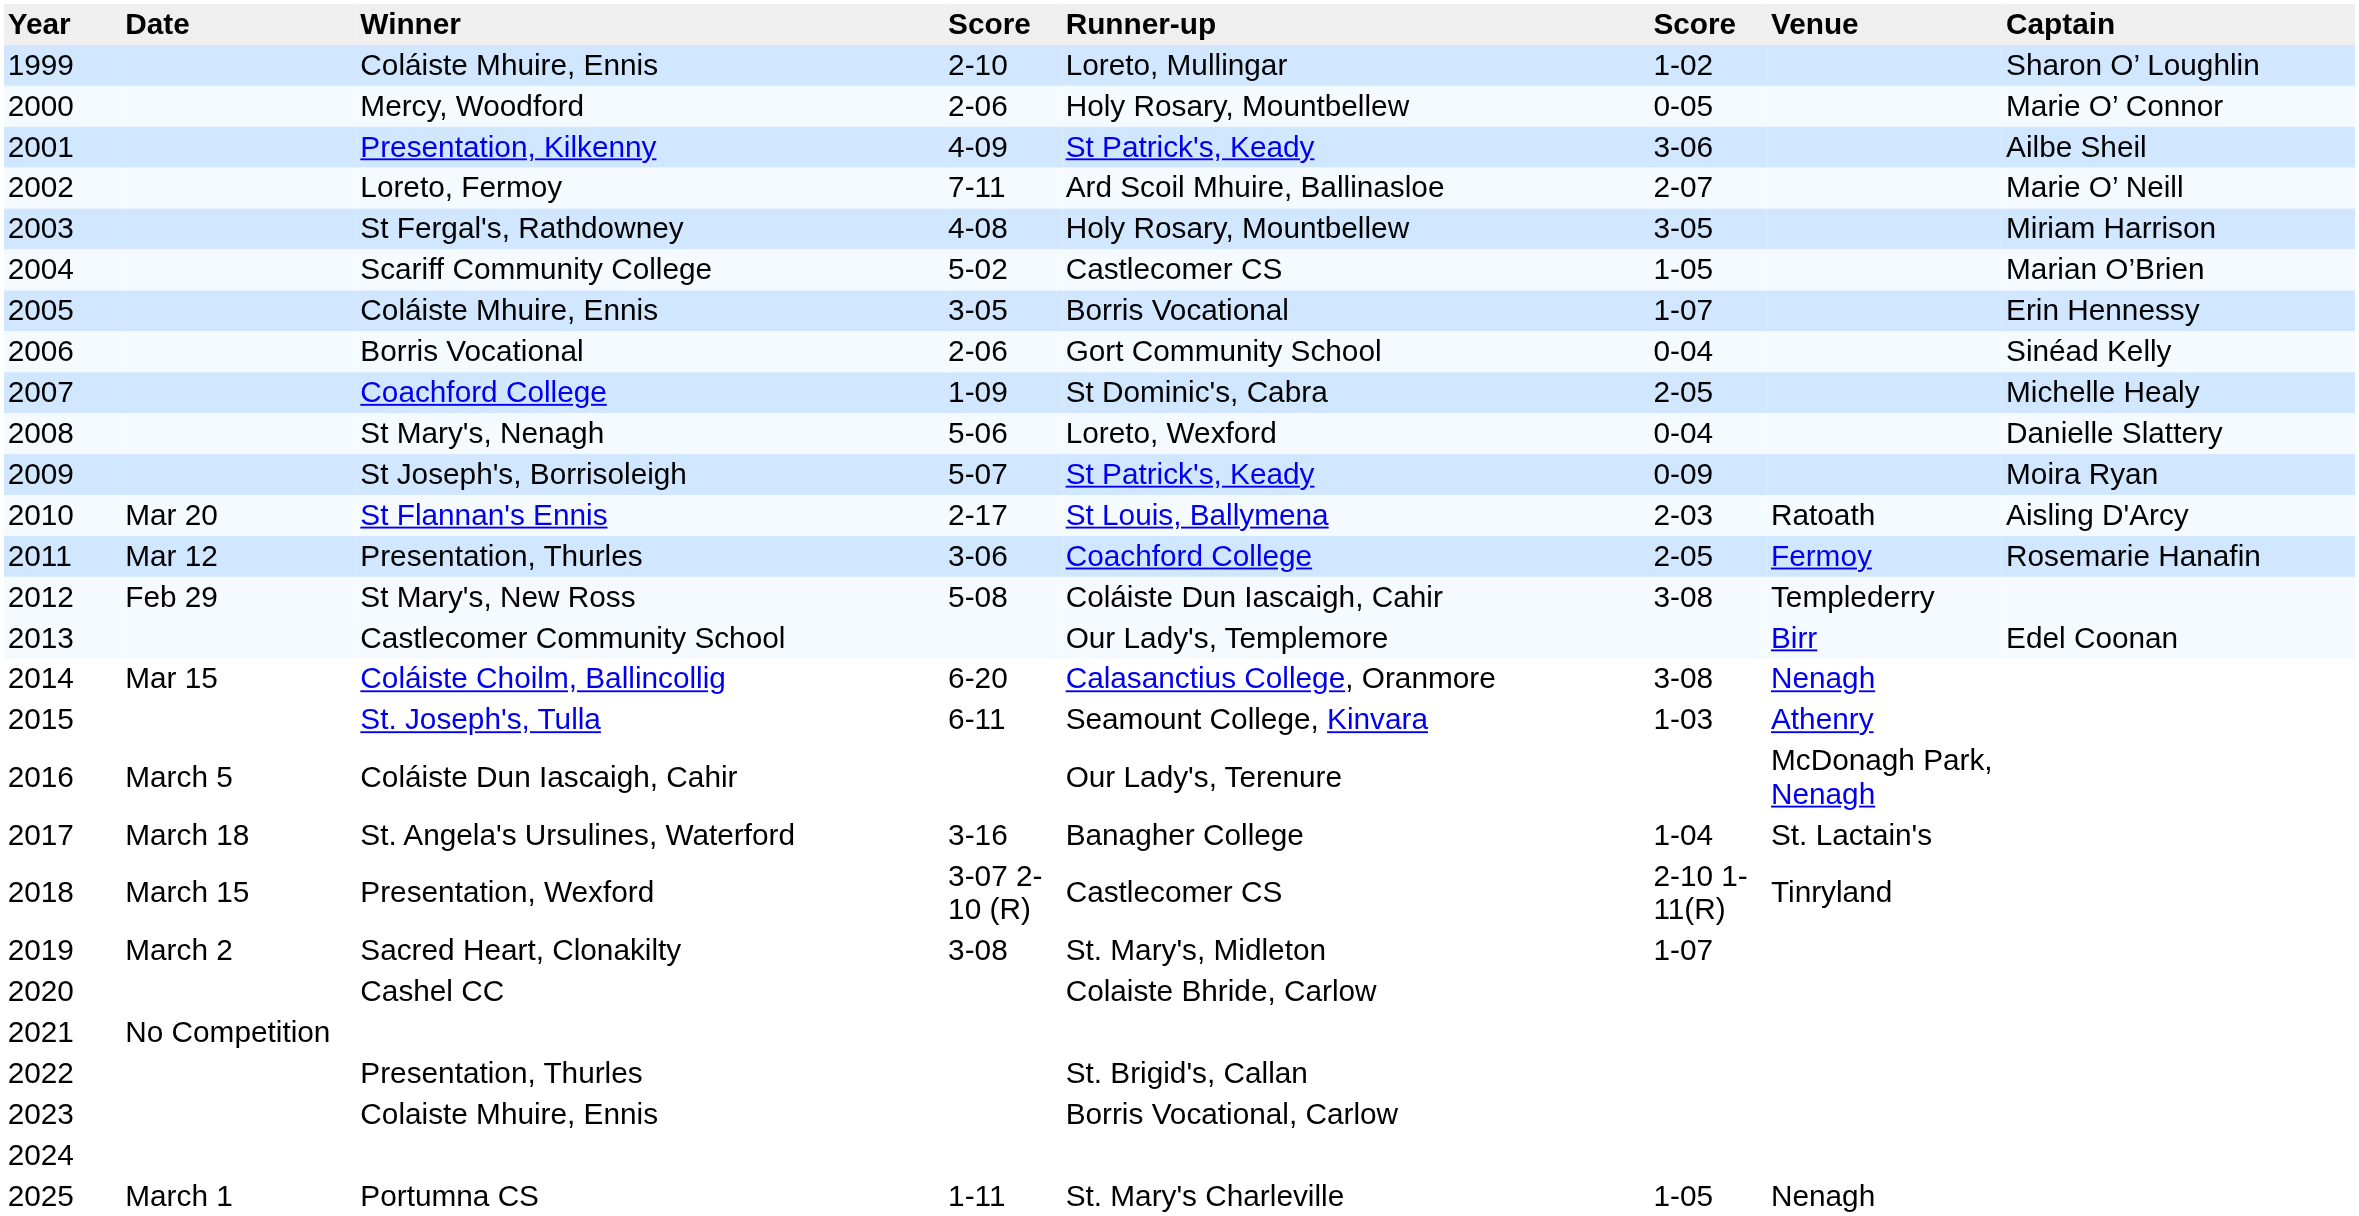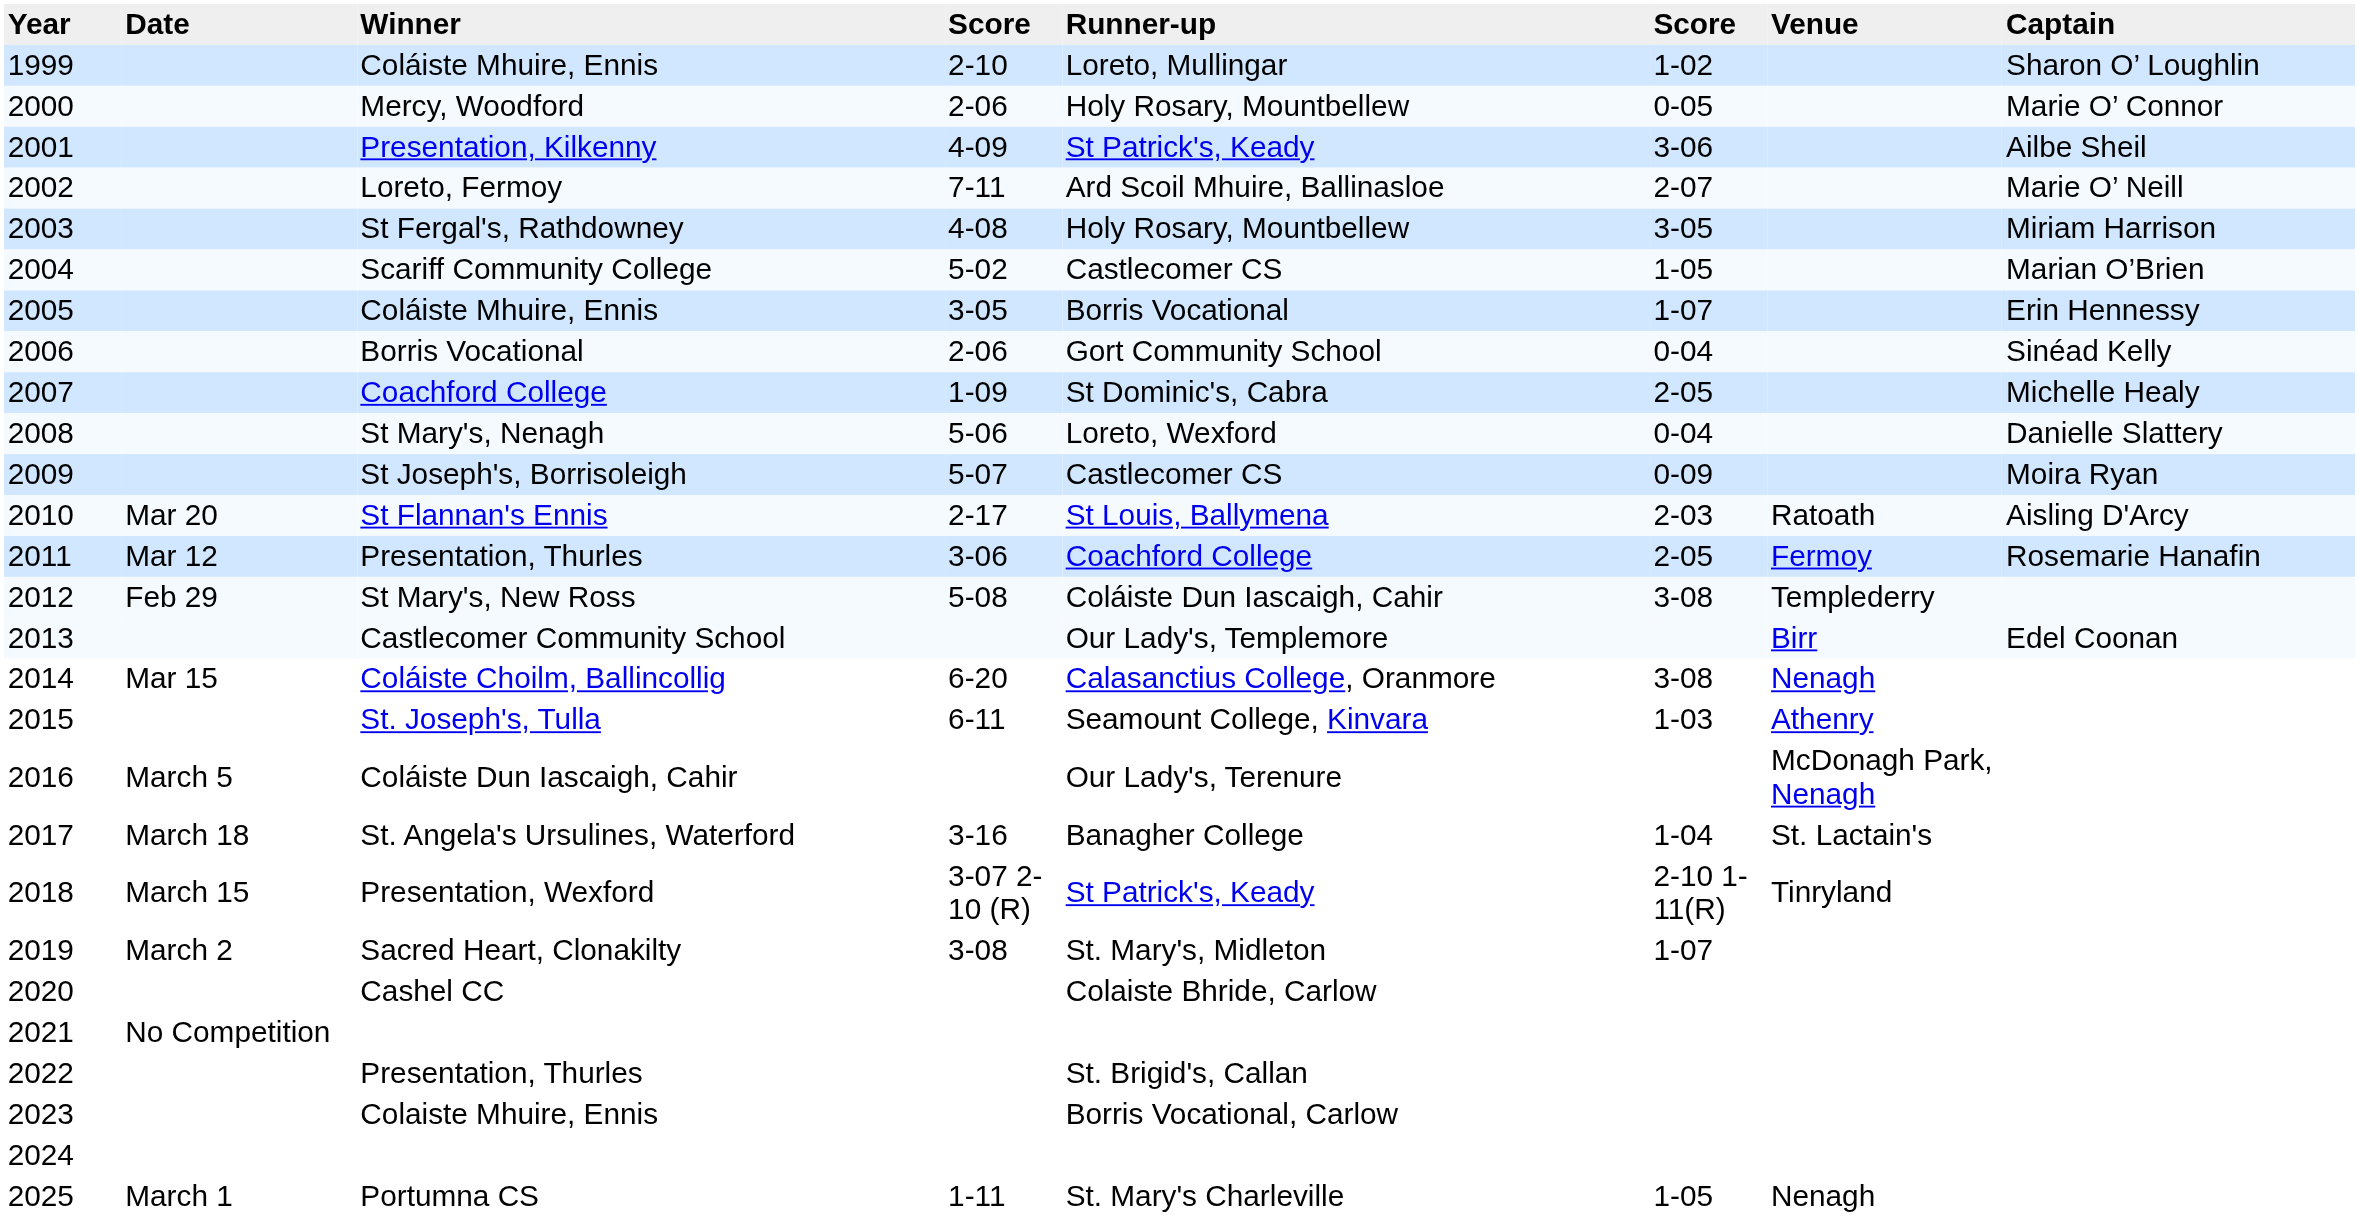(1190, 474) St Patrick's, Keady -> (1174, 474) Castlecomer CS
(1174, 892) Castlecomer CS -> (1190, 892) St Patrick's, Keady
